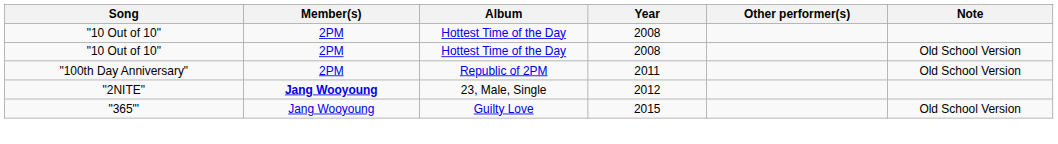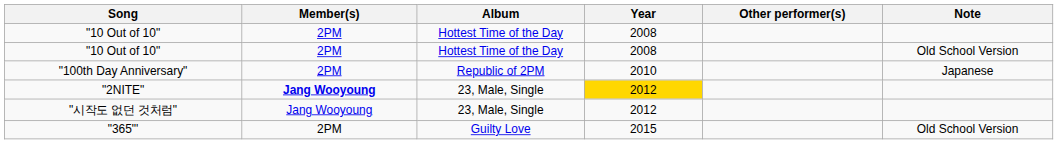(647, 71) 2011 -> (643, 71) 2010
(970, 71) Old School Version -> (968, 71) Japanese
(647, 89) no background -> (643, 89) gold background
+ row: (123, 109)
(331, 108) Jang Wooyoung -> (329, 130) 2PM
